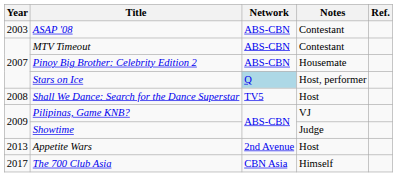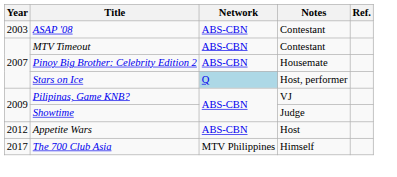- row: (136, 96)
(17, 146) 2013 -> (17, 130) 2012
(269, 146) 2nd Avenue -> (225, 130) ABS-CBN
(266, 163) CBN Asia -> (238, 146) MTV Philippines
